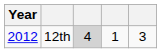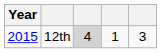(23, 36) 2012 -> (23, 36) 2015
